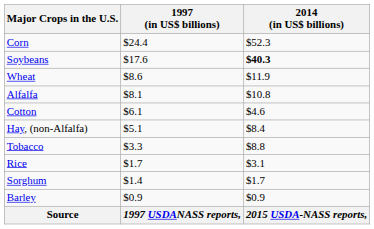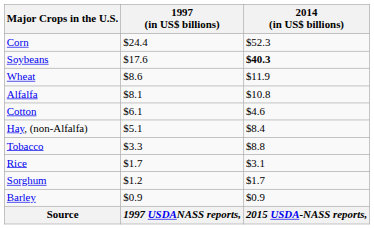(133, 180) $1.4 -> (133, 180) $1.2
